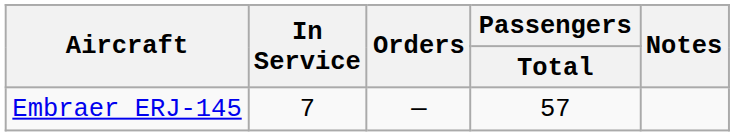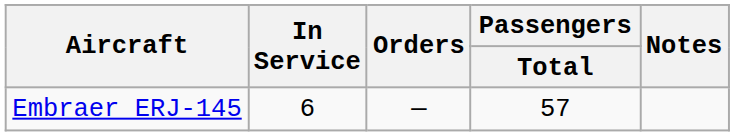(307, 109) 7 -> (307, 109) 6
